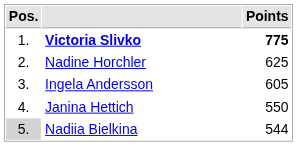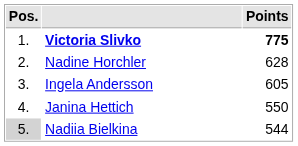(277, 62) 625 -> (277, 62) 628
